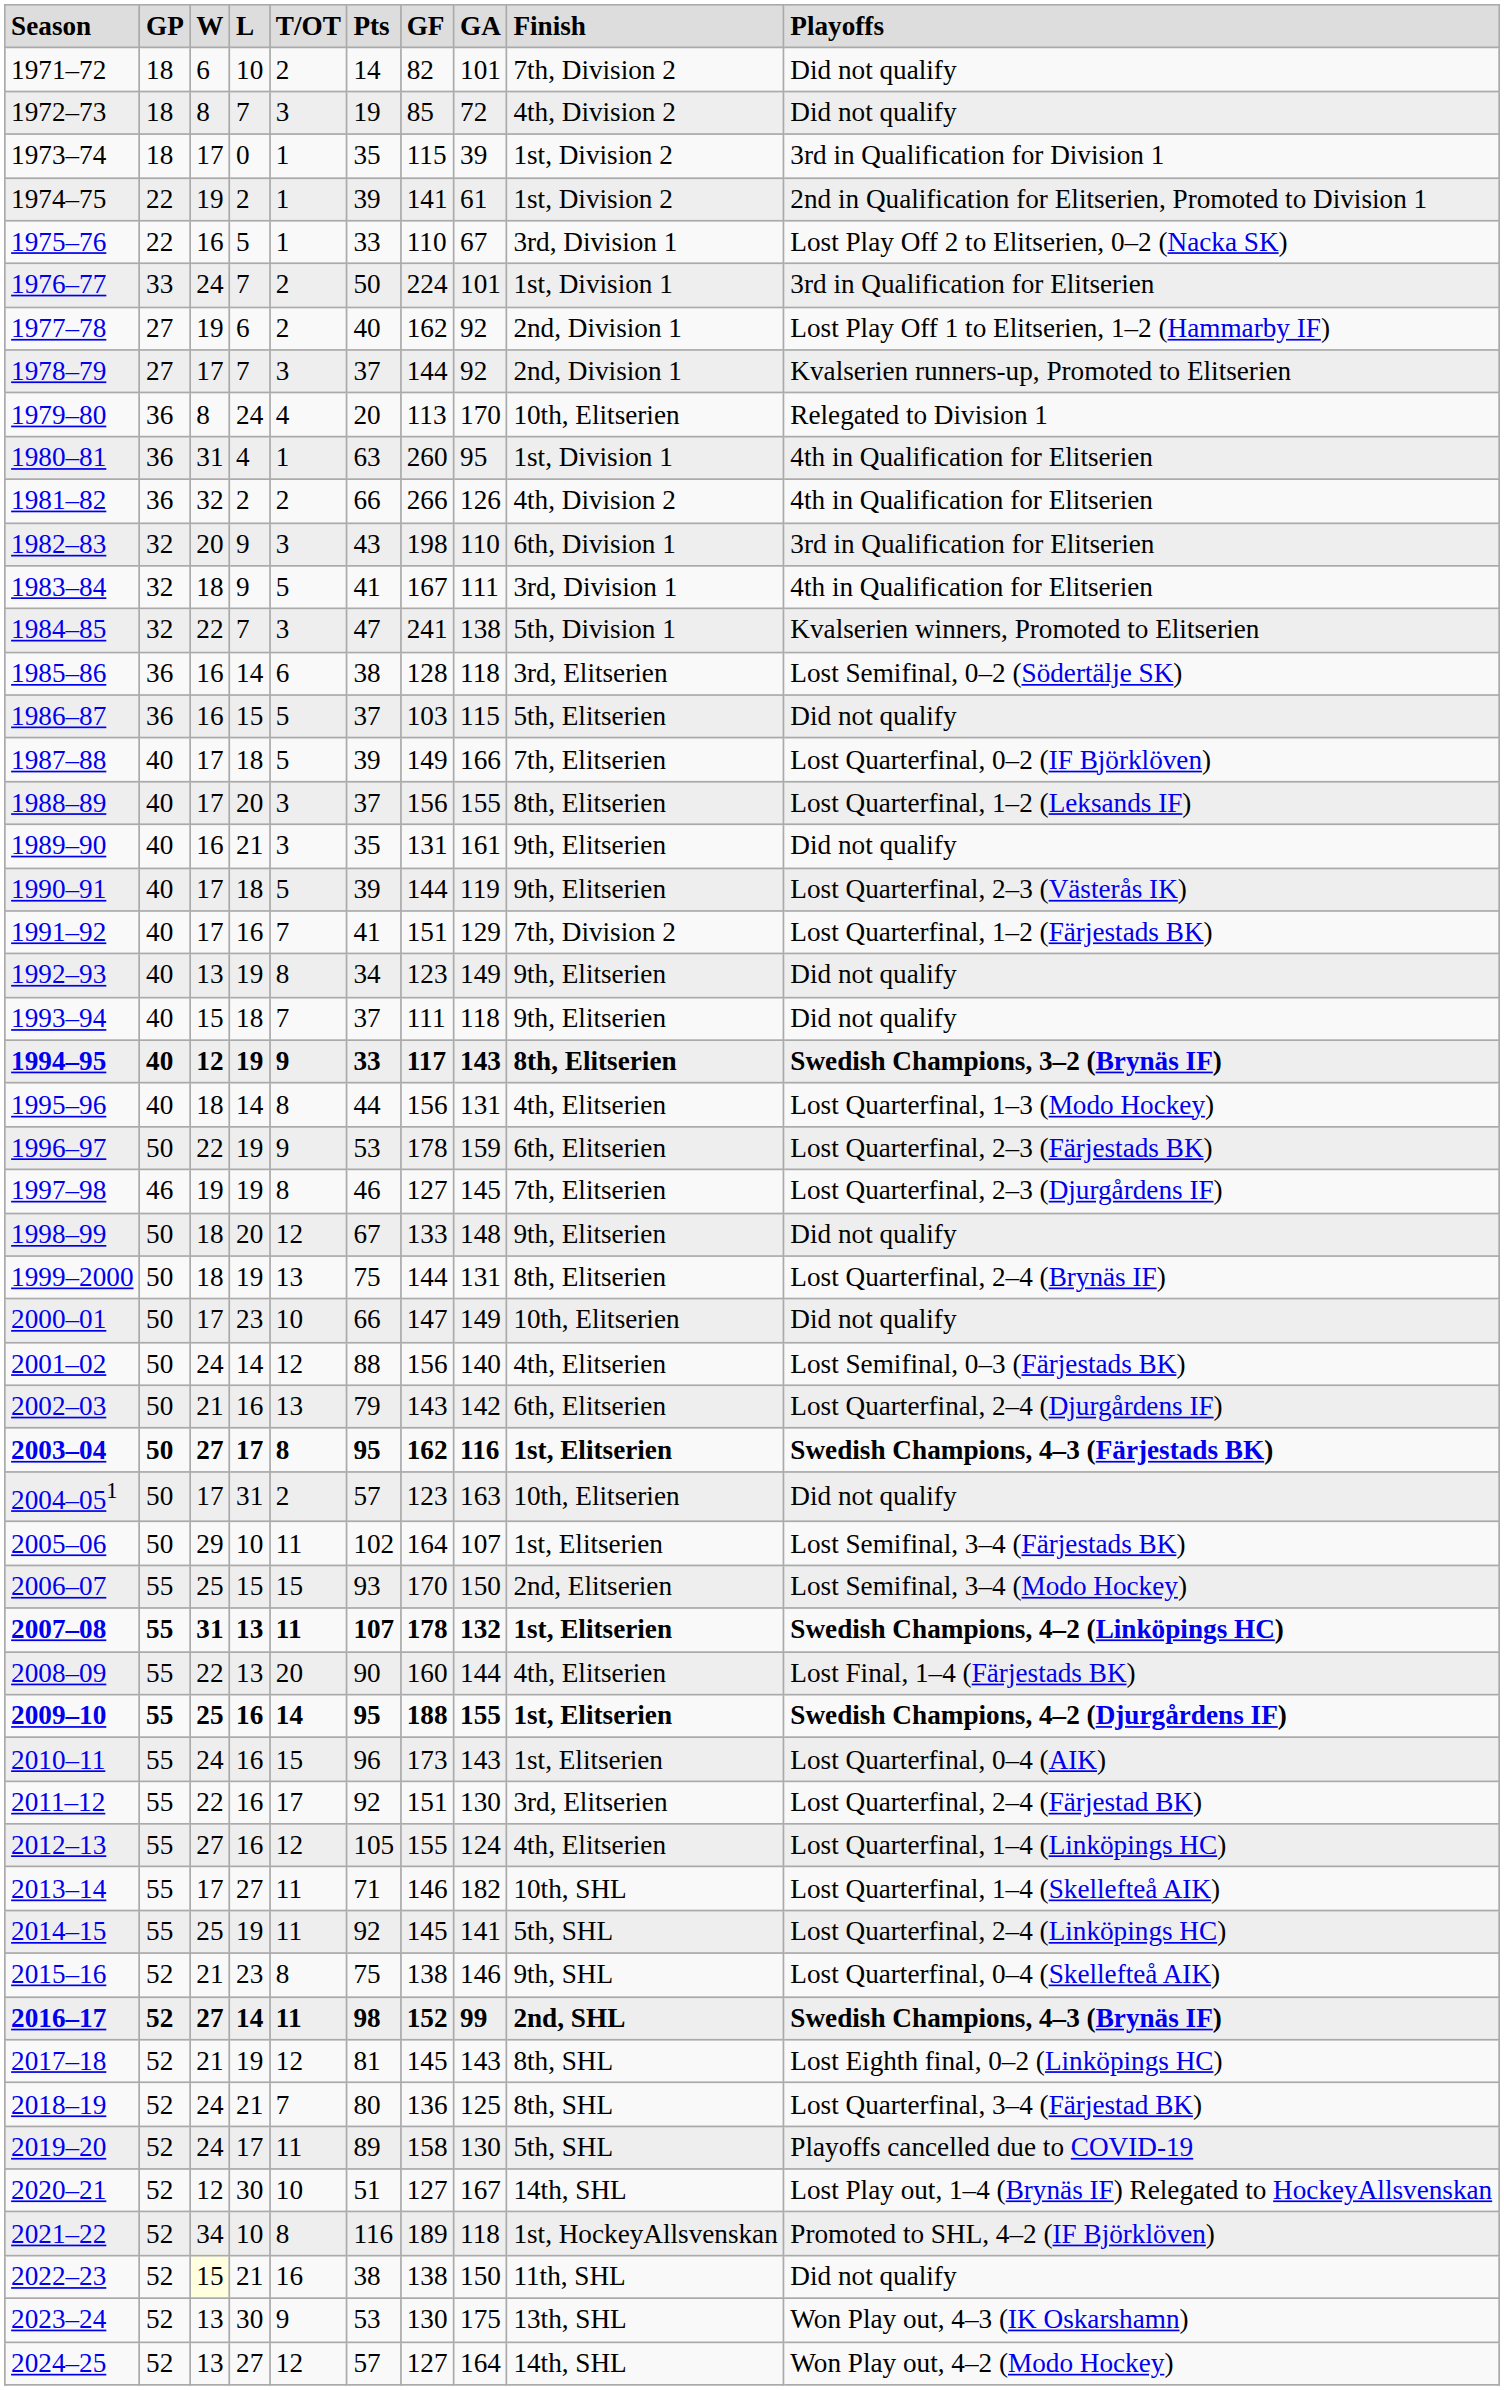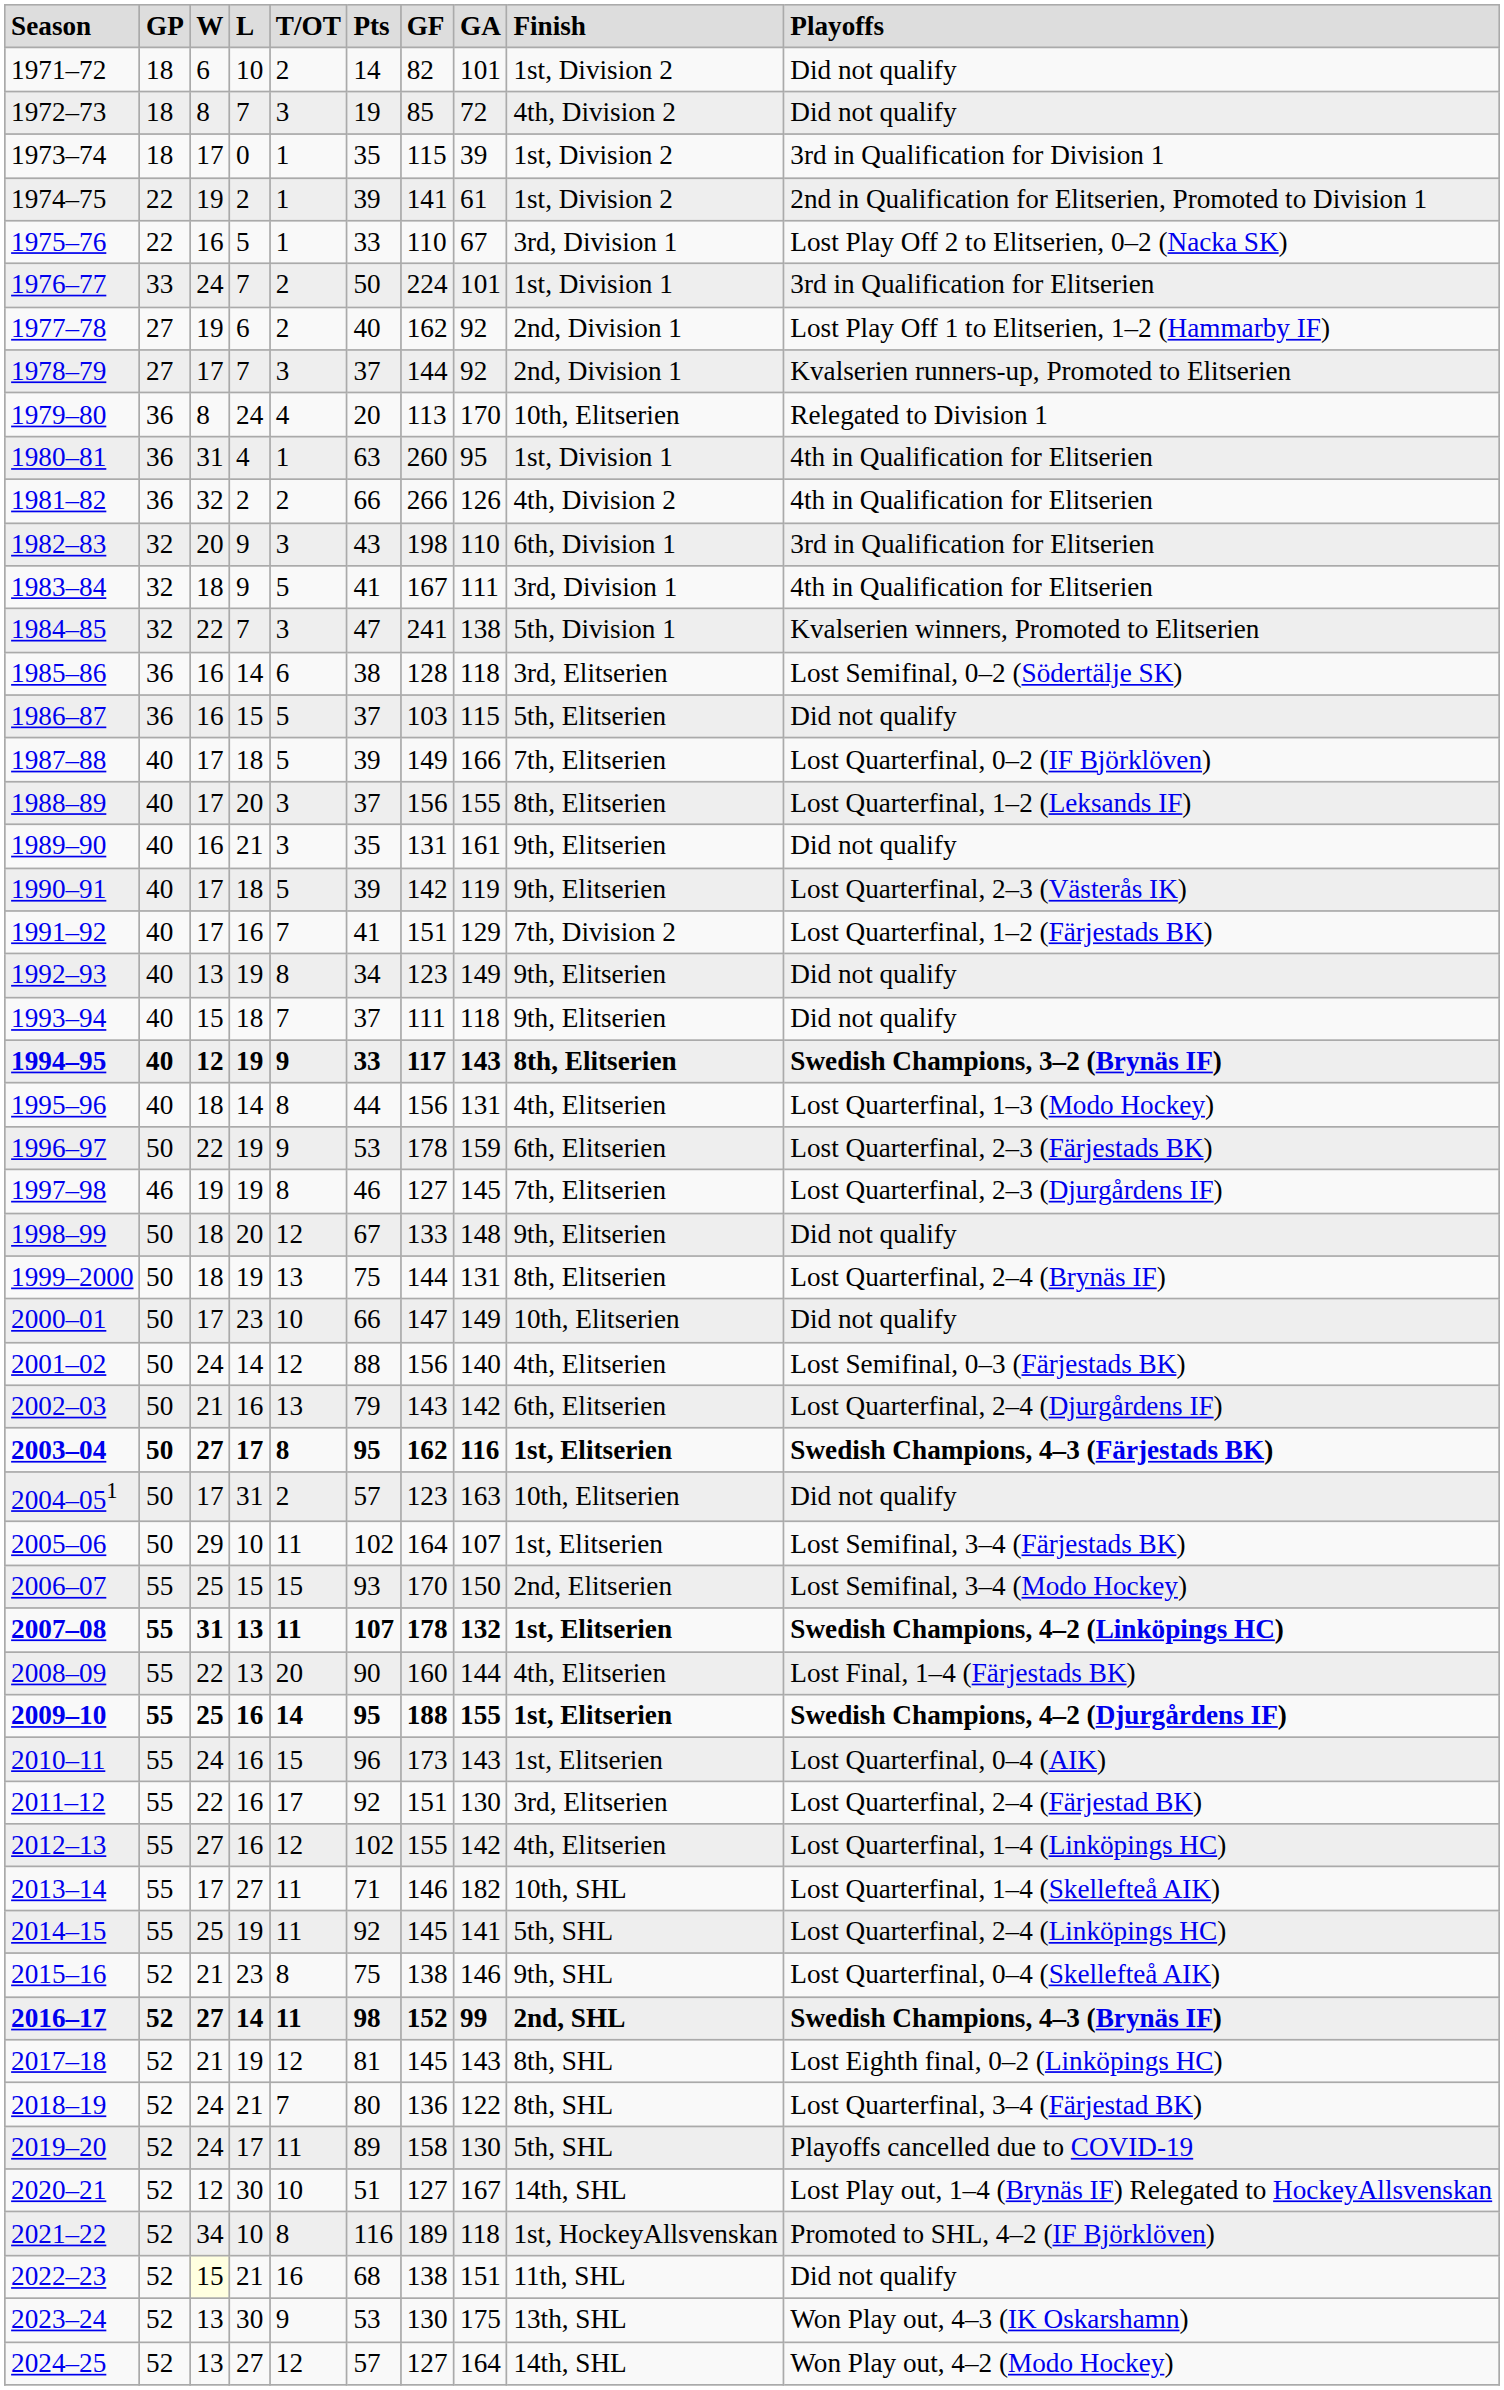(595, 69) 7th, Division 2 -> (593, 69) 1st, Division 2
(427, 888) 144 -> (427, 888) 142
(374, 1845) 105 -> (374, 1845) 102
(480, 1845) 124 -> (480, 1845) 142
(480, 2104) 125 -> (480, 2104) 122
(367, 2276) 38 -> (367, 2276) 68
(480, 2276) 150 -> (480, 2276) 151
